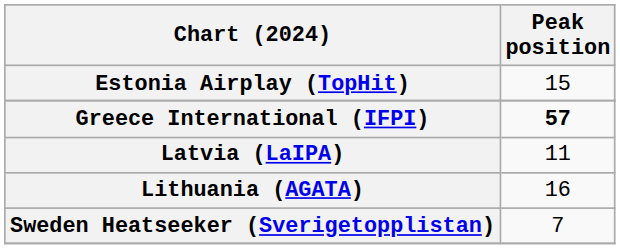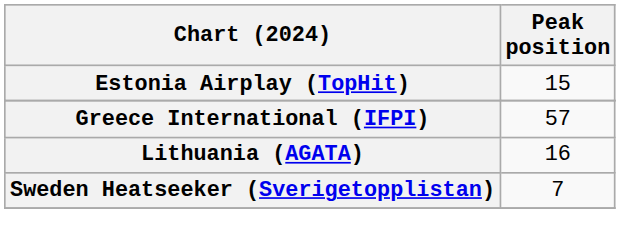(558, 119) bold -> (558, 119) normal
- row: (253, 155)
